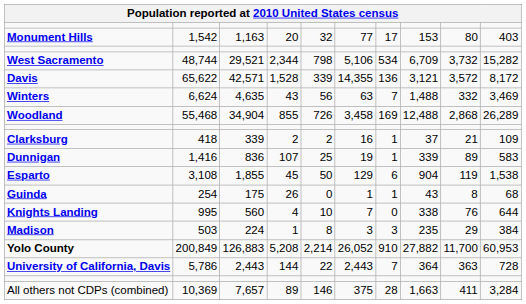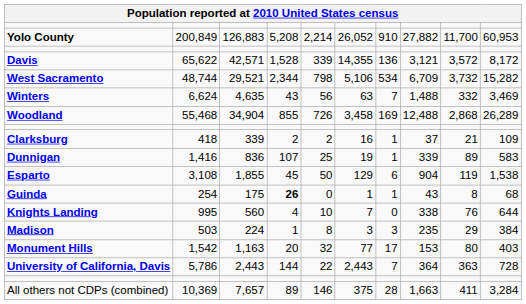rows swapped: (41, 248) <-> (50, 37)
rows swapped: (22, 79) <-> (55, 60)
(292, 193) normal -> (292, 193) bold
